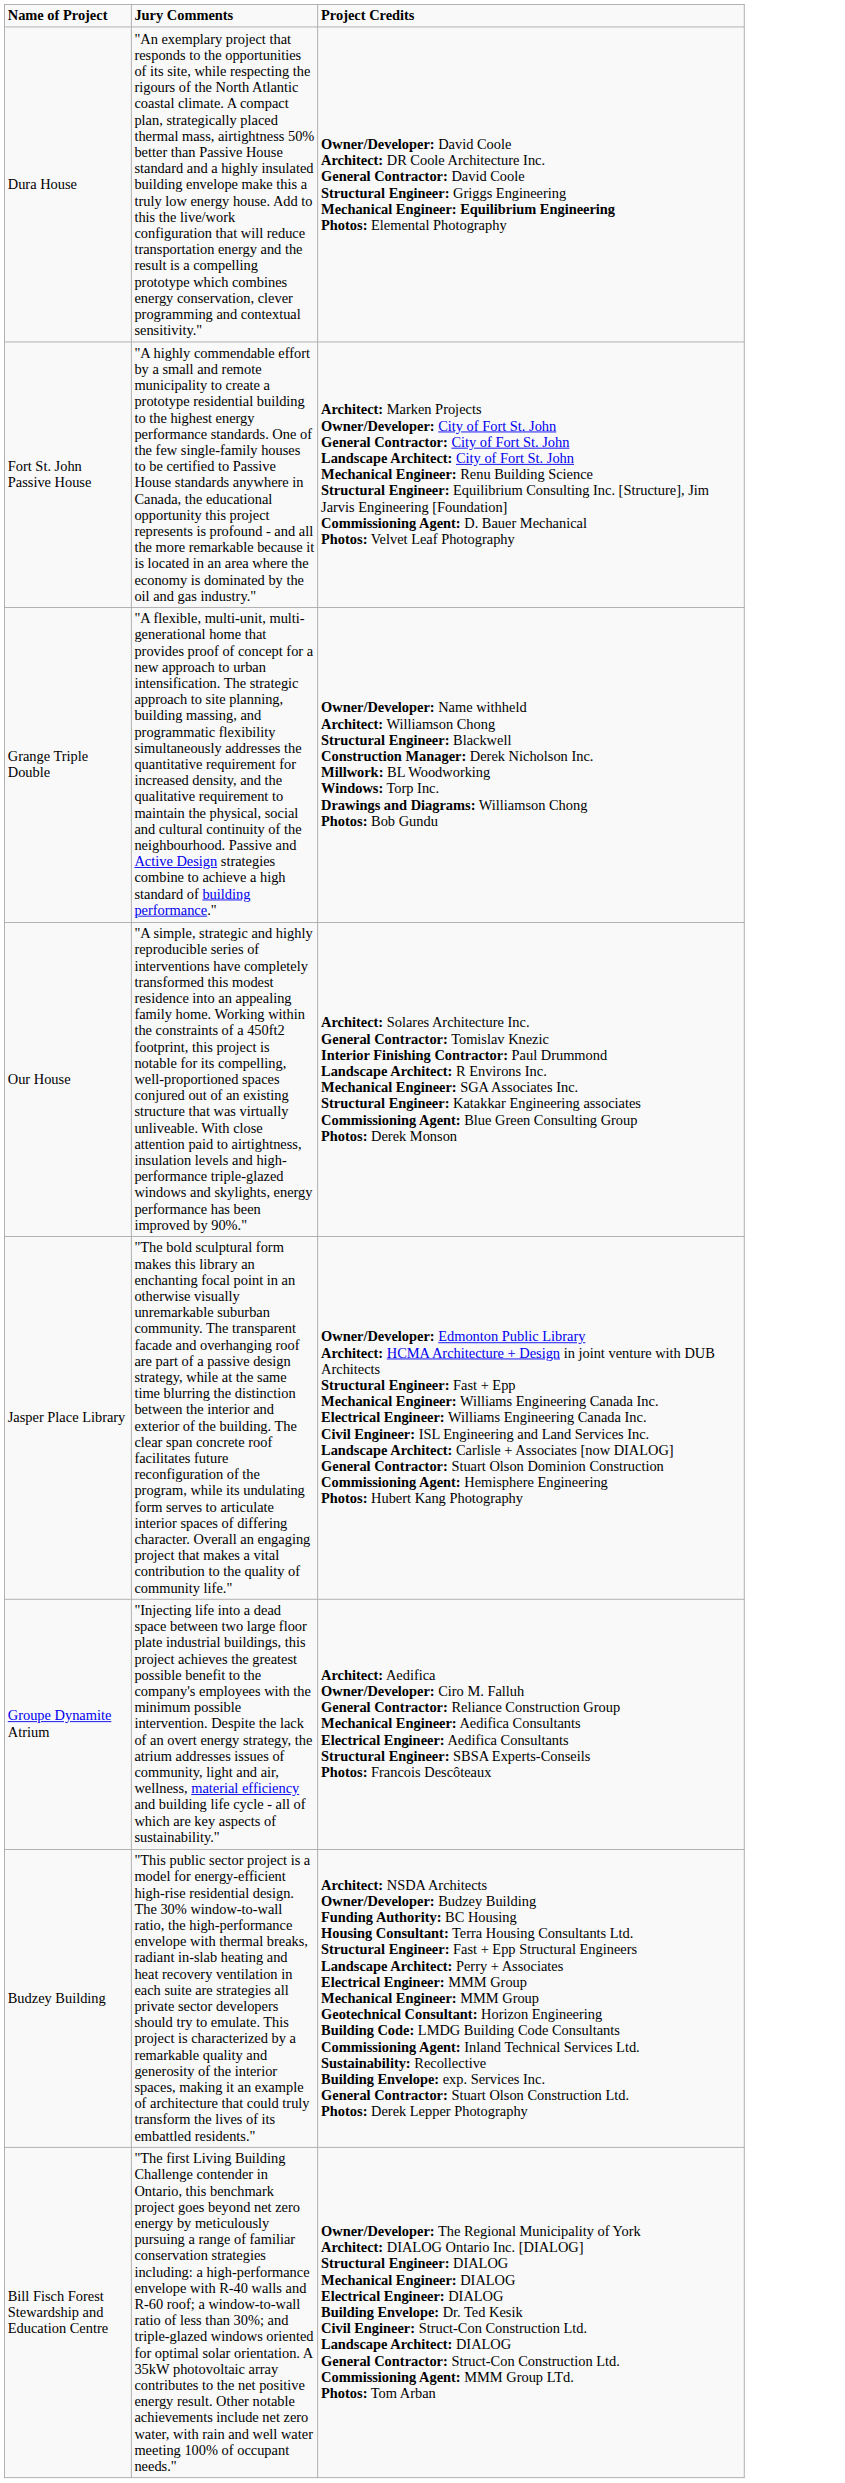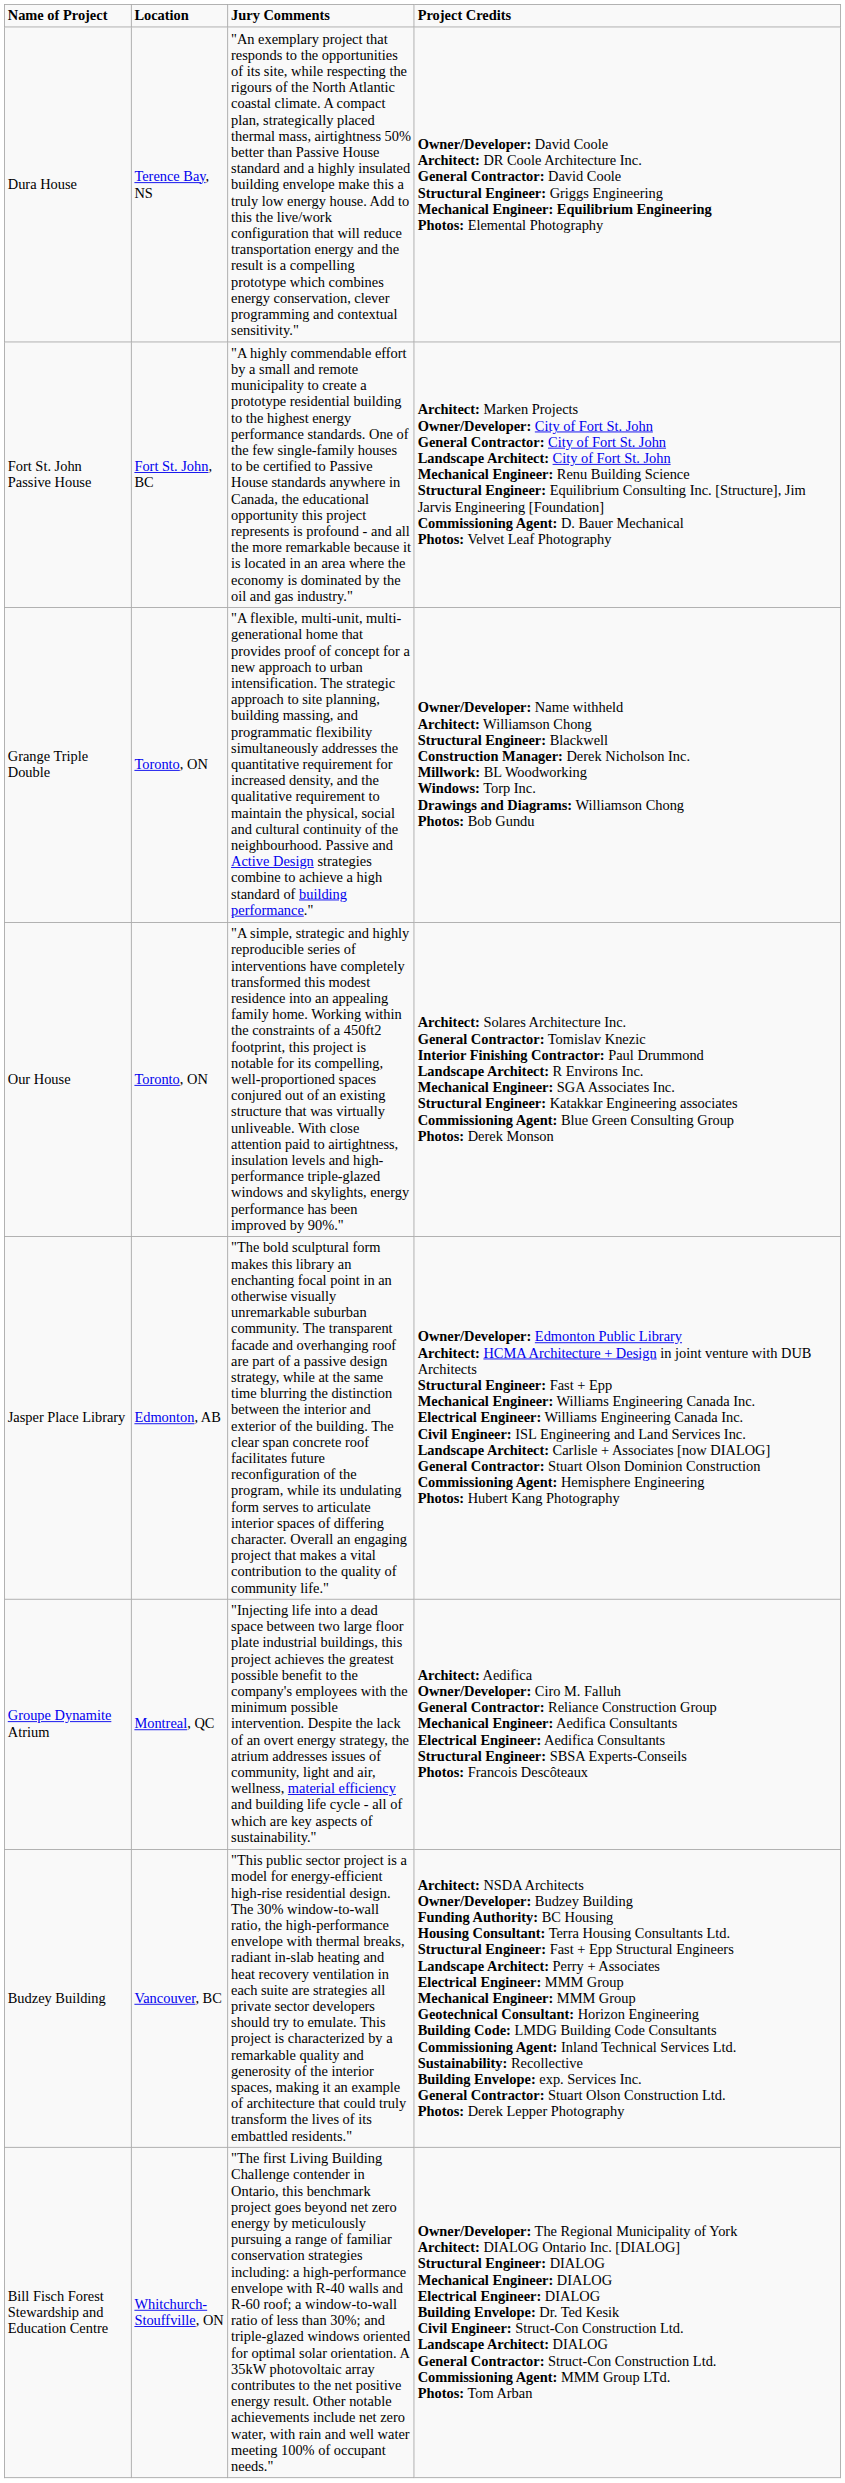+ column: (162, 15)
